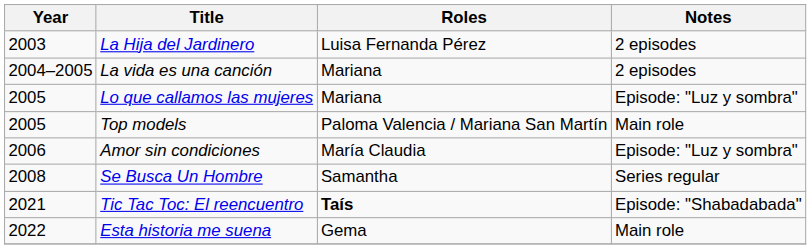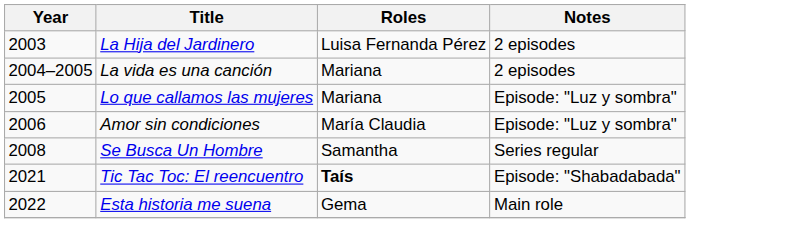- row: (143, 124)
